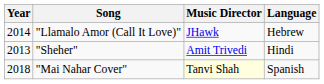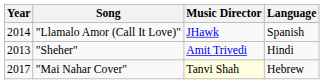(286, 32) Hebrew -> (286, 32) Spanish
(19, 69) 2018 -> (19, 69) 2017
(286, 69) Spanish -> (286, 69) Hebrew
